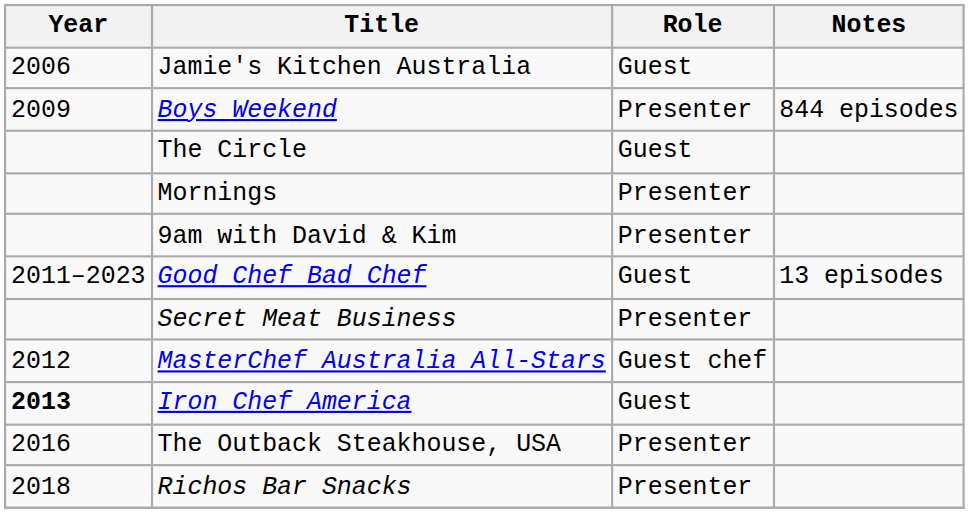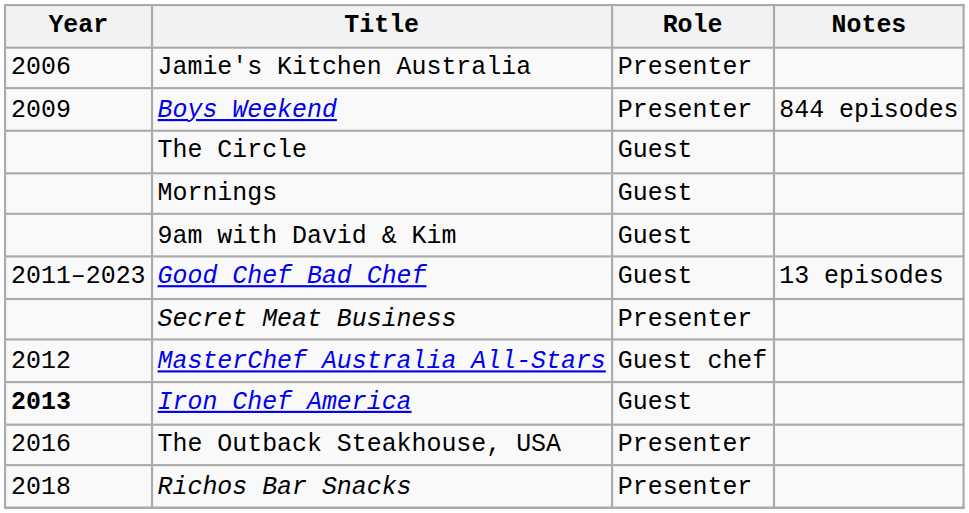(655, 68) Guest -> (685, 68) Presenter
(685, 193) Presenter -> (655, 193) Guest
(685, 235) Presenter -> (655, 235) Guest
